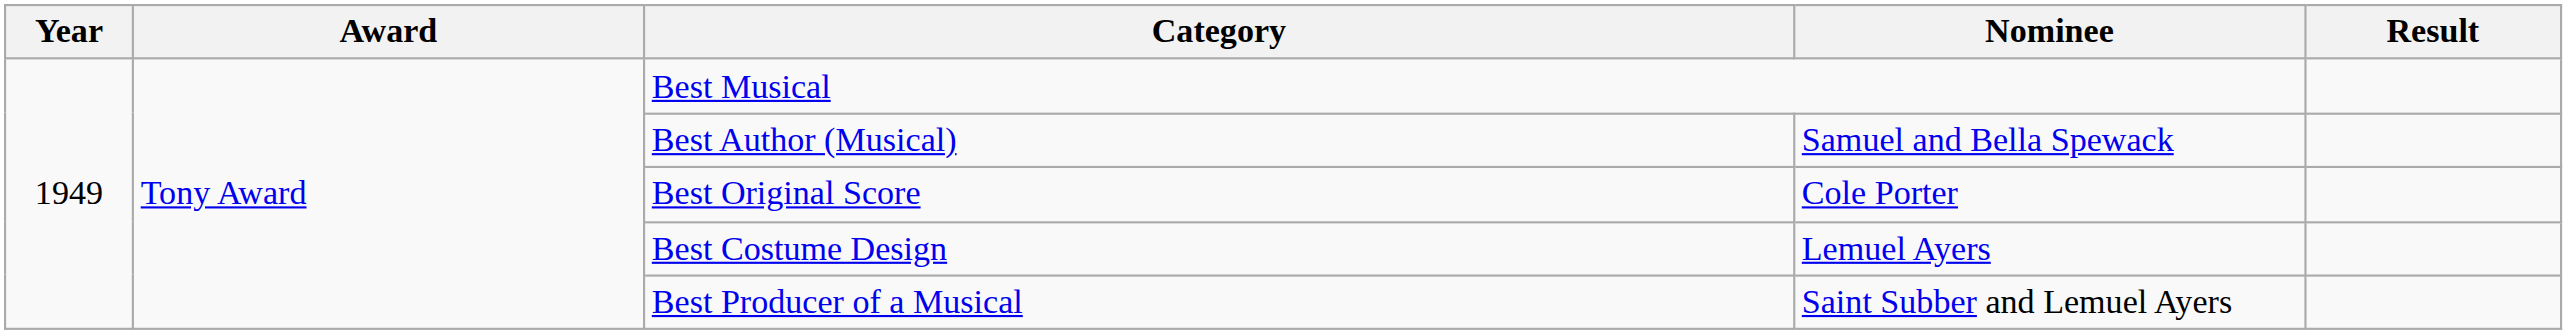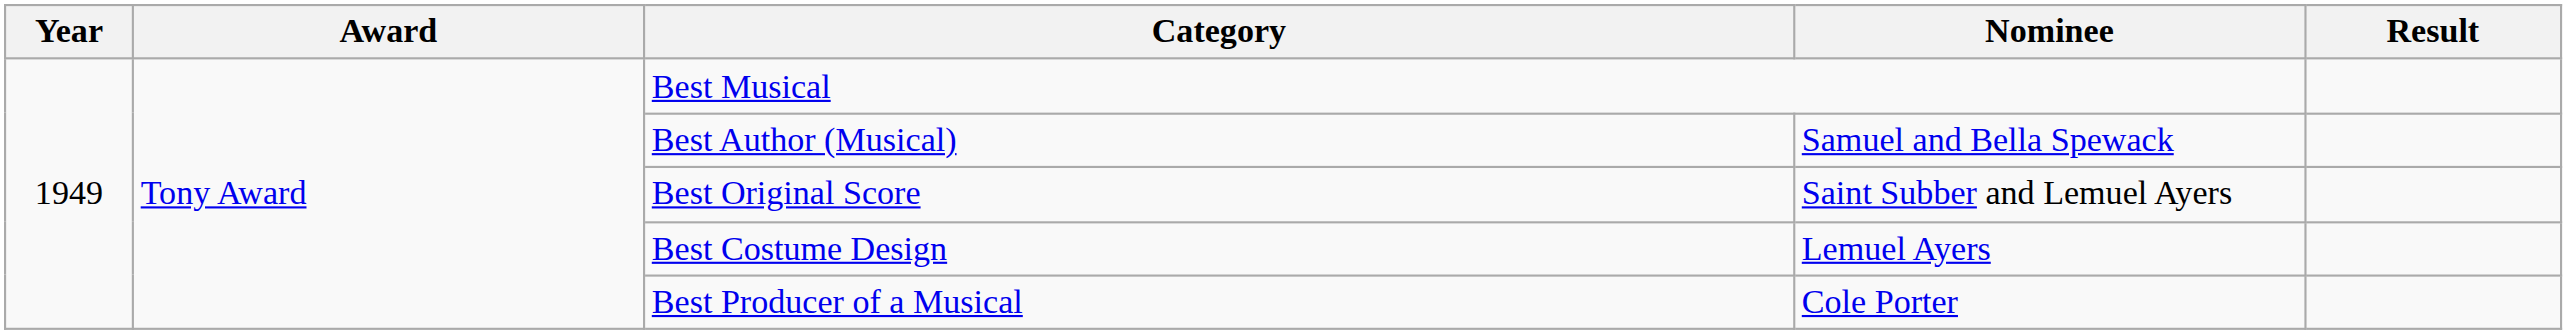(1880, 193) Cole Porter -> (2017, 193) Saint Subber and Lemuel Ayers
(2017, 301) Saint Subber and Lemuel Ayers -> (1880, 301) Cole Porter
